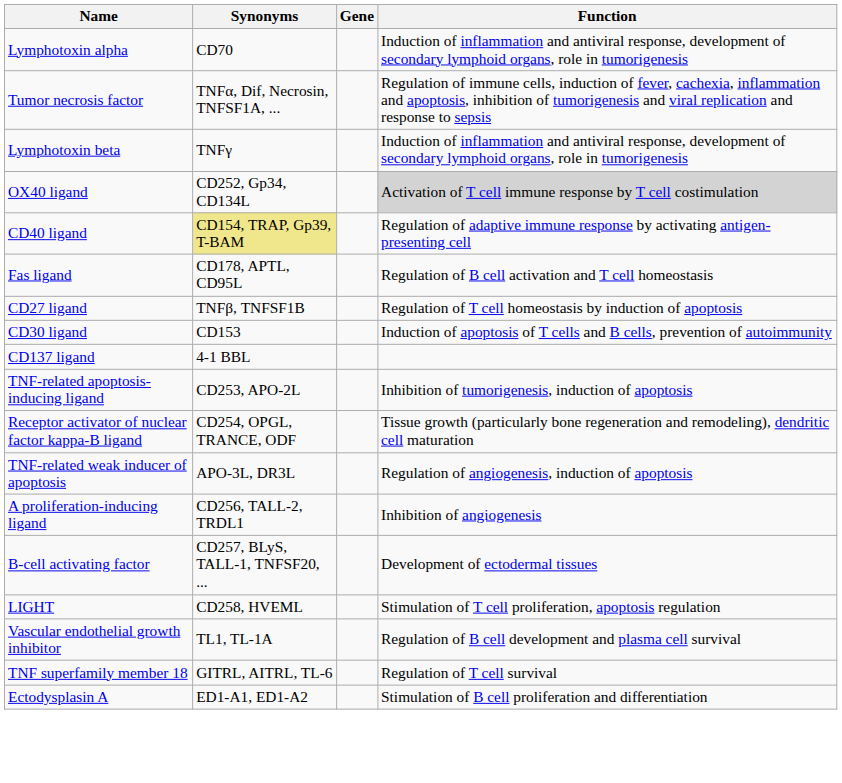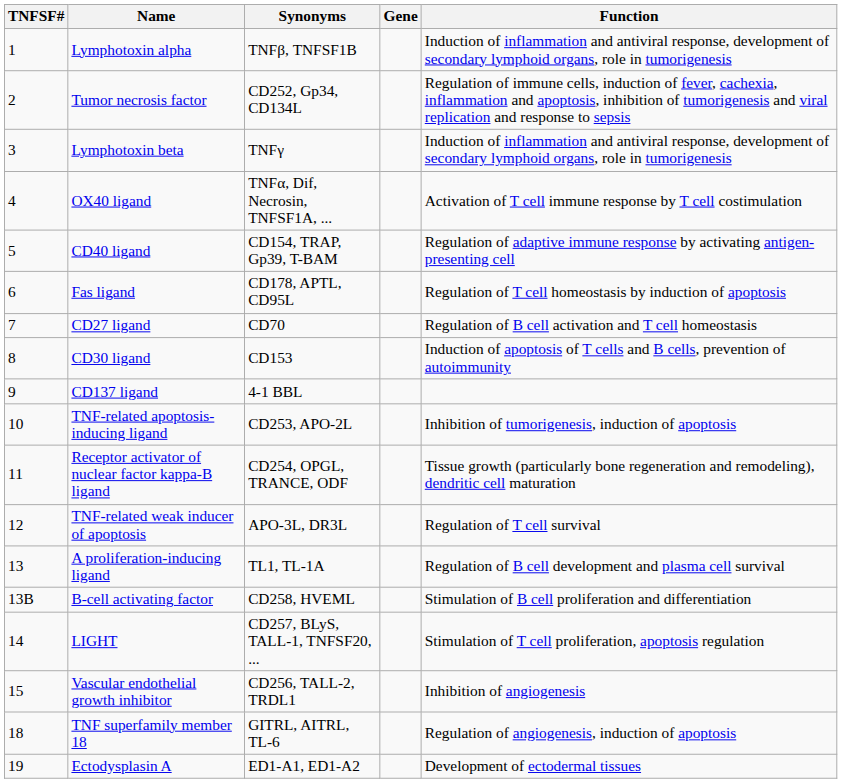+ column: (36, 16)
(215, 49) CD70 -> (302, 49) TNFβ, TNFSF1B
(262, 99) TNFα, Dif, Necrosin, TNFSF1A, ... -> (293, 99) CD252, Gp34, CD134L
(241, 191) CD252, Gp34, CD134L -> (290, 200) TNFα, Dif, Necrosin, TNFSF1A, ...
(570, 191) lightgrey background -> (613, 200) no background
(264, 233) khaki background -> (295, 250) no background
(547, 275) Regulation of B cell activation and T cell homeostasis -> (605, 292) Regulation of T cell homeostasis by induction of apoptosis
(250, 308) TNFβ, TNFSF1B -> (266, 325) CD70
(562, 308) Regulation of T cell homeostasis by induction of apoptosis -> (591, 325) Regulation of B cell activation and T cell homeostasis
(537, 473) Regulation of angiogenesis, induction of apoptosis -> (513, 524) Regulation of T cell survival
(249, 514) CD256, TALL-2, TRDL1 -> (286, 566) TL1, TL-1A
(461, 514) Inhibition of angiogenesis -> (605, 566) Regulation of B cell development and plasma cell survival
(258, 565) CD257, BLyS, TALL-1, TNFSF20, ... -> (301, 599) CD258, HVEML
(489, 565) Development of ectodermal tissues -> (588, 599) Stimulation of B cell proliferation and differentiation
(250, 606) CD258, HVEML -> (310, 641) CD257, BLyS, TALL-1, TNFSF20, ...
(234, 639) TL1, TL-1A -> (301, 691) CD256, TALL-2, TRDL1
(561, 639) Regulation of B cell development and plasma cell survival -> (505, 691) Inhibition of angiogenesis
(469, 672) Regulation of T cell survival -> (581, 733) Regulation of angiogenesis, induction of apoptosis
(544, 697) Stimulation of B cell proliferation and differentiation -> (533, 766) Development of ectodermal tissues
